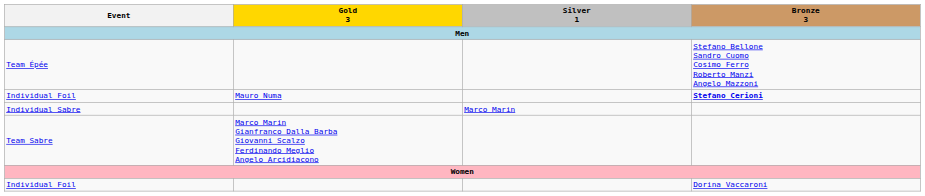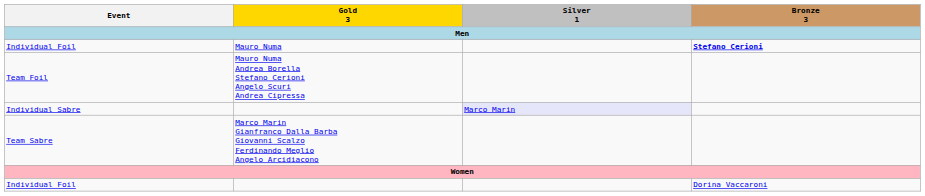- row: (27, 64)
+ row: (27, 77)
(490, 109) no background -> (490, 109) lavender background
